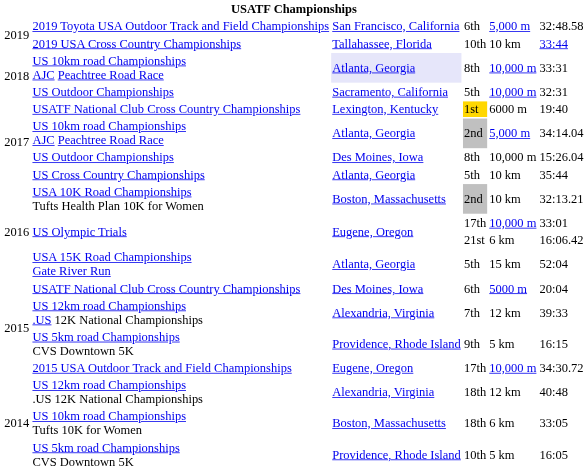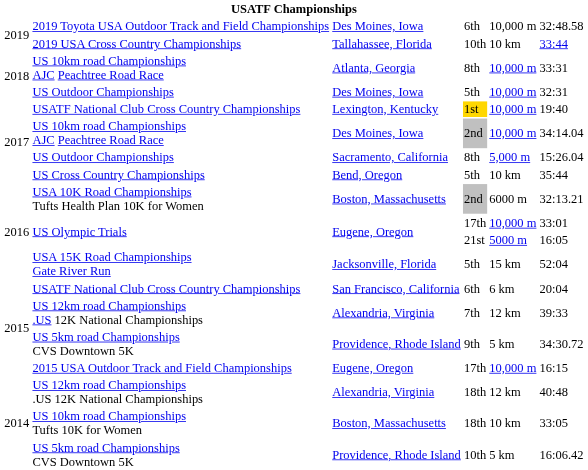(396, 26) San Francisco, California -> (378, 26) Des Moines, Iowa
(510, 26) 5,000 m -> (513, 26) 10,000 m
(374, 67) lavender background -> (374, 67) no background
(390, 92) Sacramento, California -> (378, 92) Des Moines, Iowa
(508, 109) 6000 m -> (513, 109) 10,000 m
(374, 133) Atlanta, Georgia -> (378, 133) Des Moines, Iowa
(510, 133) 5,000 m -> (513, 133) 10,000 m
(378, 157) Des Moines, Iowa -> (390, 157) Sacramento, California
(513, 157) 10,000 m -> (510, 157) 5,000 m
(374, 174) Atlanta, Georgia -> (367, 174) Bend, Oregon
(505, 199) 10 km -> (508, 199) 6000 m
(502, 240) 6 km -> (508, 240) 5000 m
(562, 240) 16:06.42 -> (554, 240) 16:05
(374, 264) Atlanta, Georgia -> (384, 264) Jacksonville, Florida
(378, 288) Des Moines, Iowa -> (396, 288) San Francisco, California
(508, 288) 5000 m -> (502, 288) 6 km
(554, 344) 16:15 -> (562, 344) 34:30.72
(562, 368) 34:30.72 -> (554, 368) 16:15
(502, 423) 6 km -> (505, 423) 10 km
(554, 454) 16:05 -> (562, 454) 16:06.42
